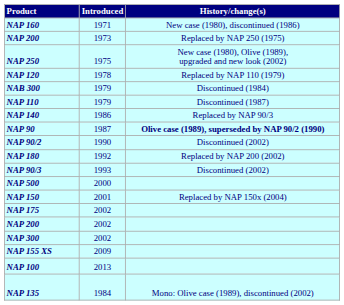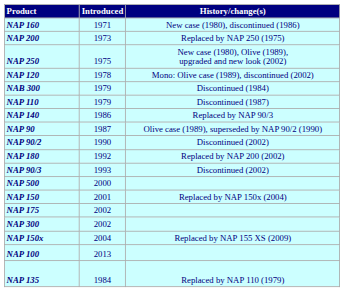(233, 75) Replaced by NAP 110 (1979) -> (233, 75) Mono: Olive case (1989), discontinued (2002)
(233, 129) bold -> (233, 129) normal
- row: (23, 224)
+ row: (25, 238)
- row: (29, 252)
(233, 294) Mono: Olive case (1989), discontinued (2002) -> (233, 280) Replaced by NAP 110 (1979)
